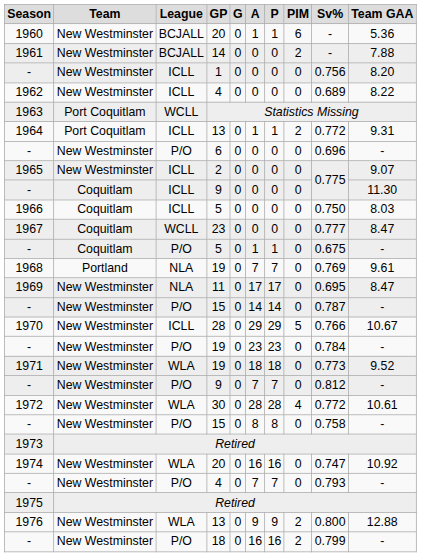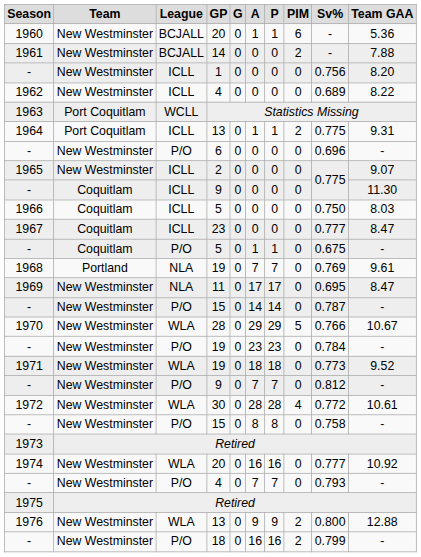(330, 131) 0.772 -> (330, 131) 0.775
(181, 229) WCLL -> (181, 229) ICLL
(181, 326) ICLL -> (181, 326) WLA
(330, 463) 0.747 -> (330, 463) 0.777
